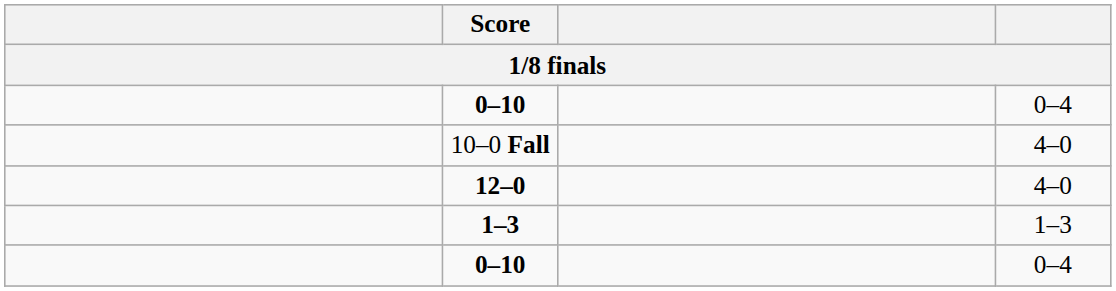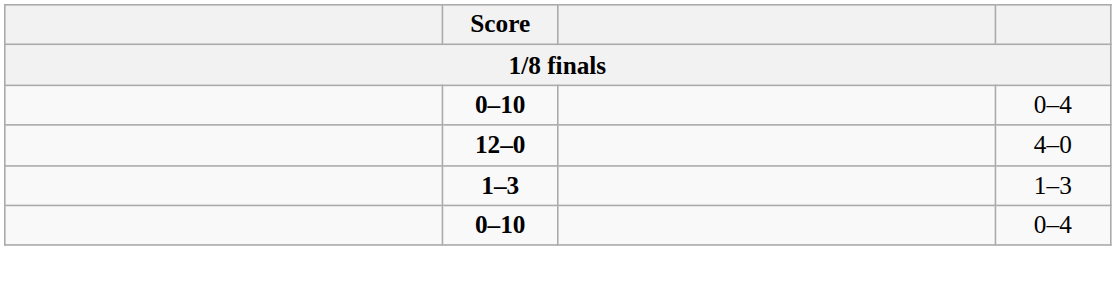- row: (500, 144)
